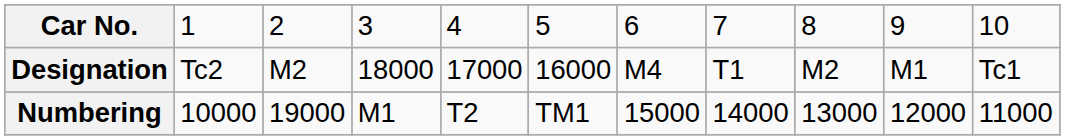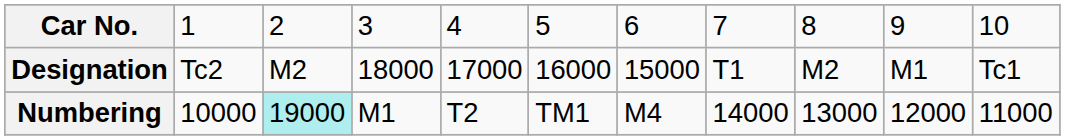(643, 69) M4 -> (662, 69) 15000
(307, 112) no background -> (307, 112) paleturquoise background
(662, 112) 15000 -> (643, 112) M4
